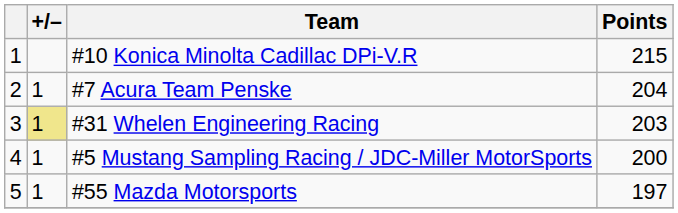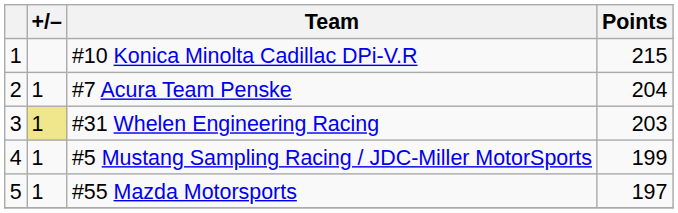(650, 158) 200 -> (650, 158) 199
